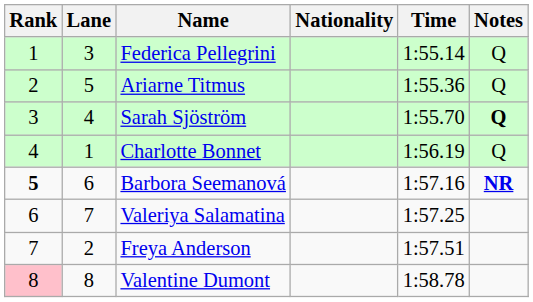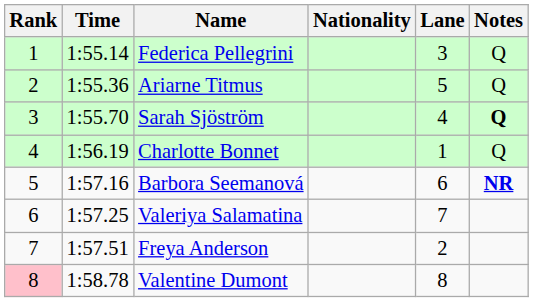columns swapped: (89, 20) <-> (434, 20)
(33, 183) bold -> (33, 183) normal
